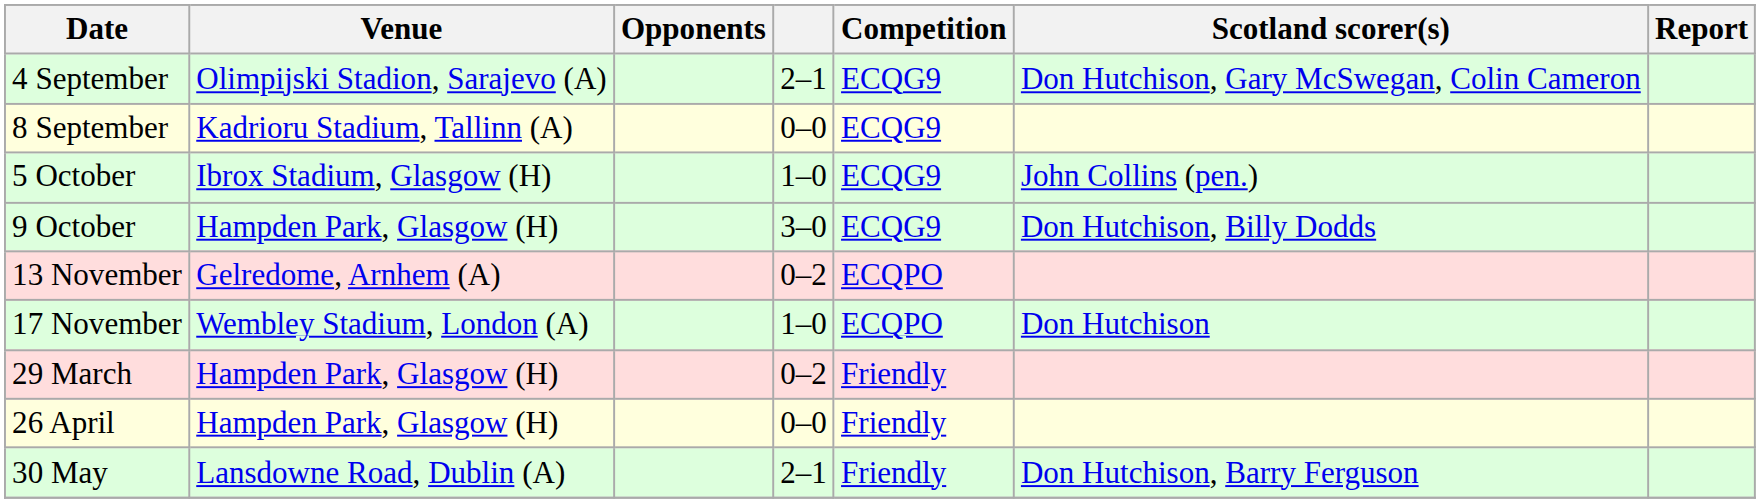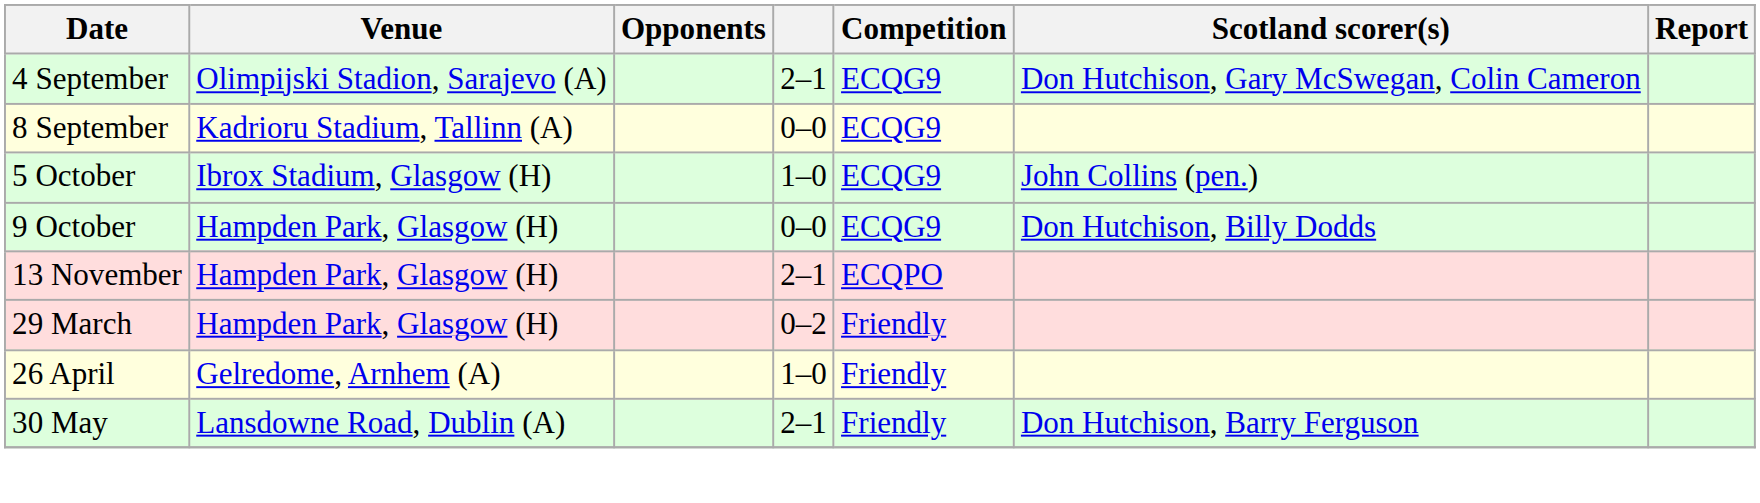(803, 226) 3–0 -> (803, 226) 0–0
(348, 275) Gelredome, Arnhem (A) -> (377, 275) Hampden Park, Glasgow (H)
(803, 275) 0–2 -> (803, 275) 2–1
- row: (97, 324)
(377, 422) Hampden Park, Glasgow (H) -> (348, 373) Gelredome, Arnhem (A)
(803, 422) 0–0 -> (803, 373) 1–0
